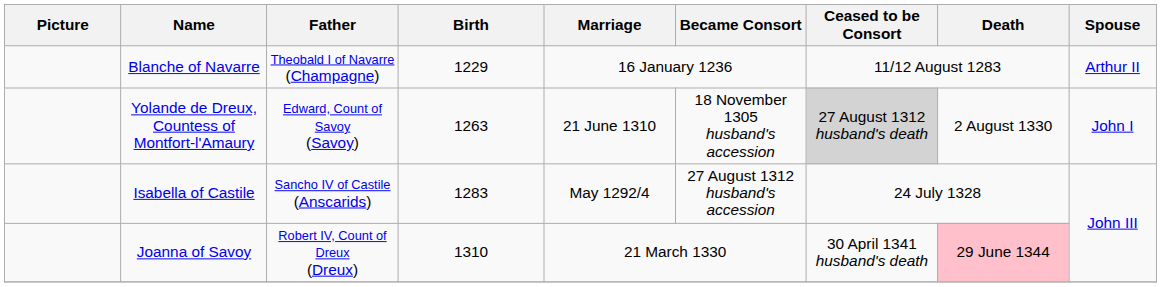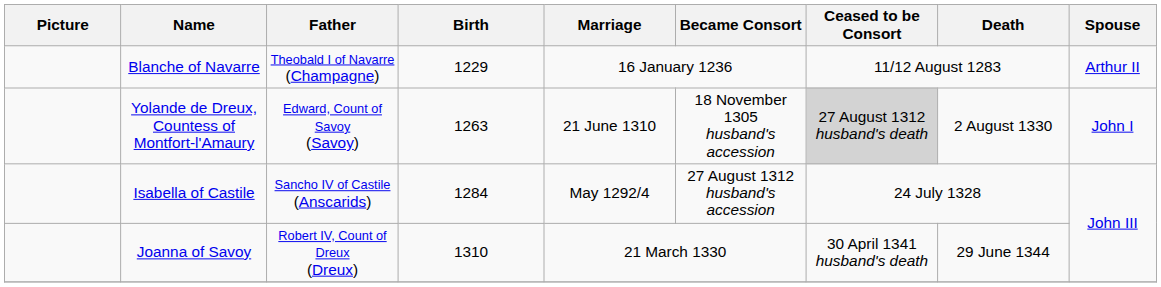(471, 193) 1283 -> (471, 193) 1284
(1003, 252) pink background -> (1003, 252) no background
